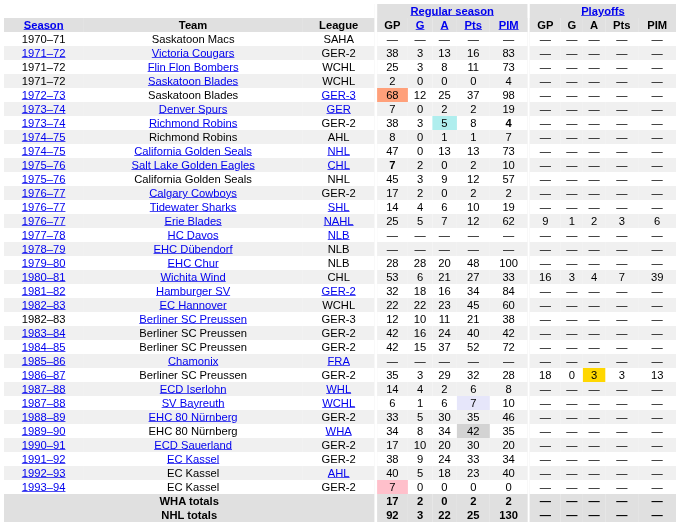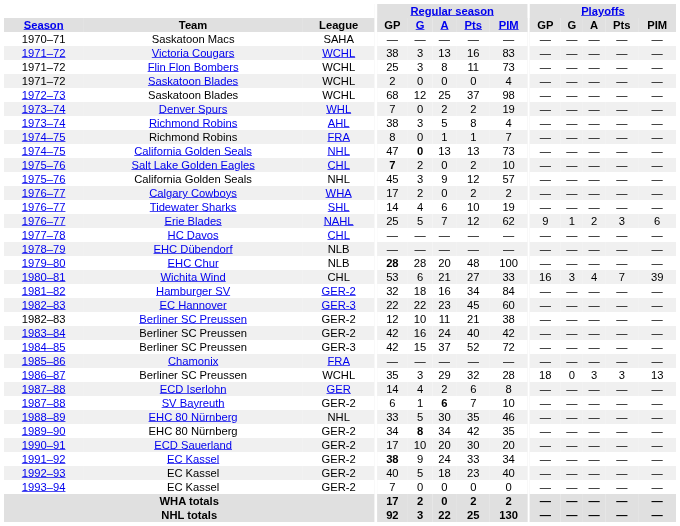(339, 53) GER-2 -> (339, 53) WCHL
(339, 95) GER-3 -> (339, 95) WCHL
(392, 95) lightsalmon background -> (392, 95) no background
(339, 109) GER -> (339, 109) WHL
(339, 123) GER-2 -> (339, 123) AHL
(444, 123) paleturquoise background -> (444, 123) no background
(509, 123) bold -> (509, 123) normal
(339, 137) AHL -> (339, 137) FRA
(420, 151) normal -> (420, 151) bold
(339, 193) GER-2 -> (339, 193) WHA
(339, 235) NLB -> (339, 235) CHL
(392, 263) normal -> (392, 263) bold
(339, 305) WCHL -> (339, 305) GER-3
(339, 319) GER-3 -> (339, 319) GER-2
(339, 347) GER-2 -> (339, 347) GER-3
(339, 375) GER-2 -> (339, 375) WCHL
(594, 375) gold background -> (594, 375) no background
(339, 389) WHL -> (339, 389) GER
(339, 403) WCHL -> (339, 403) GER-2
(444, 403) normal -> (444, 403) bold
(473, 403) lavender background -> (473, 403) no background
(339, 417) GER-2 -> (339, 417) NHL
(339, 431) WHA -> (339, 431) GER-2
(420, 431) normal -> (420, 431) bold
(473, 431) lightgrey background -> (473, 431) no background
(392, 459) normal -> (392, 459) bold
(339, 473) AHL -> (339, 473) GER-2
(392, 487) pink background -> (392, 487) no background
